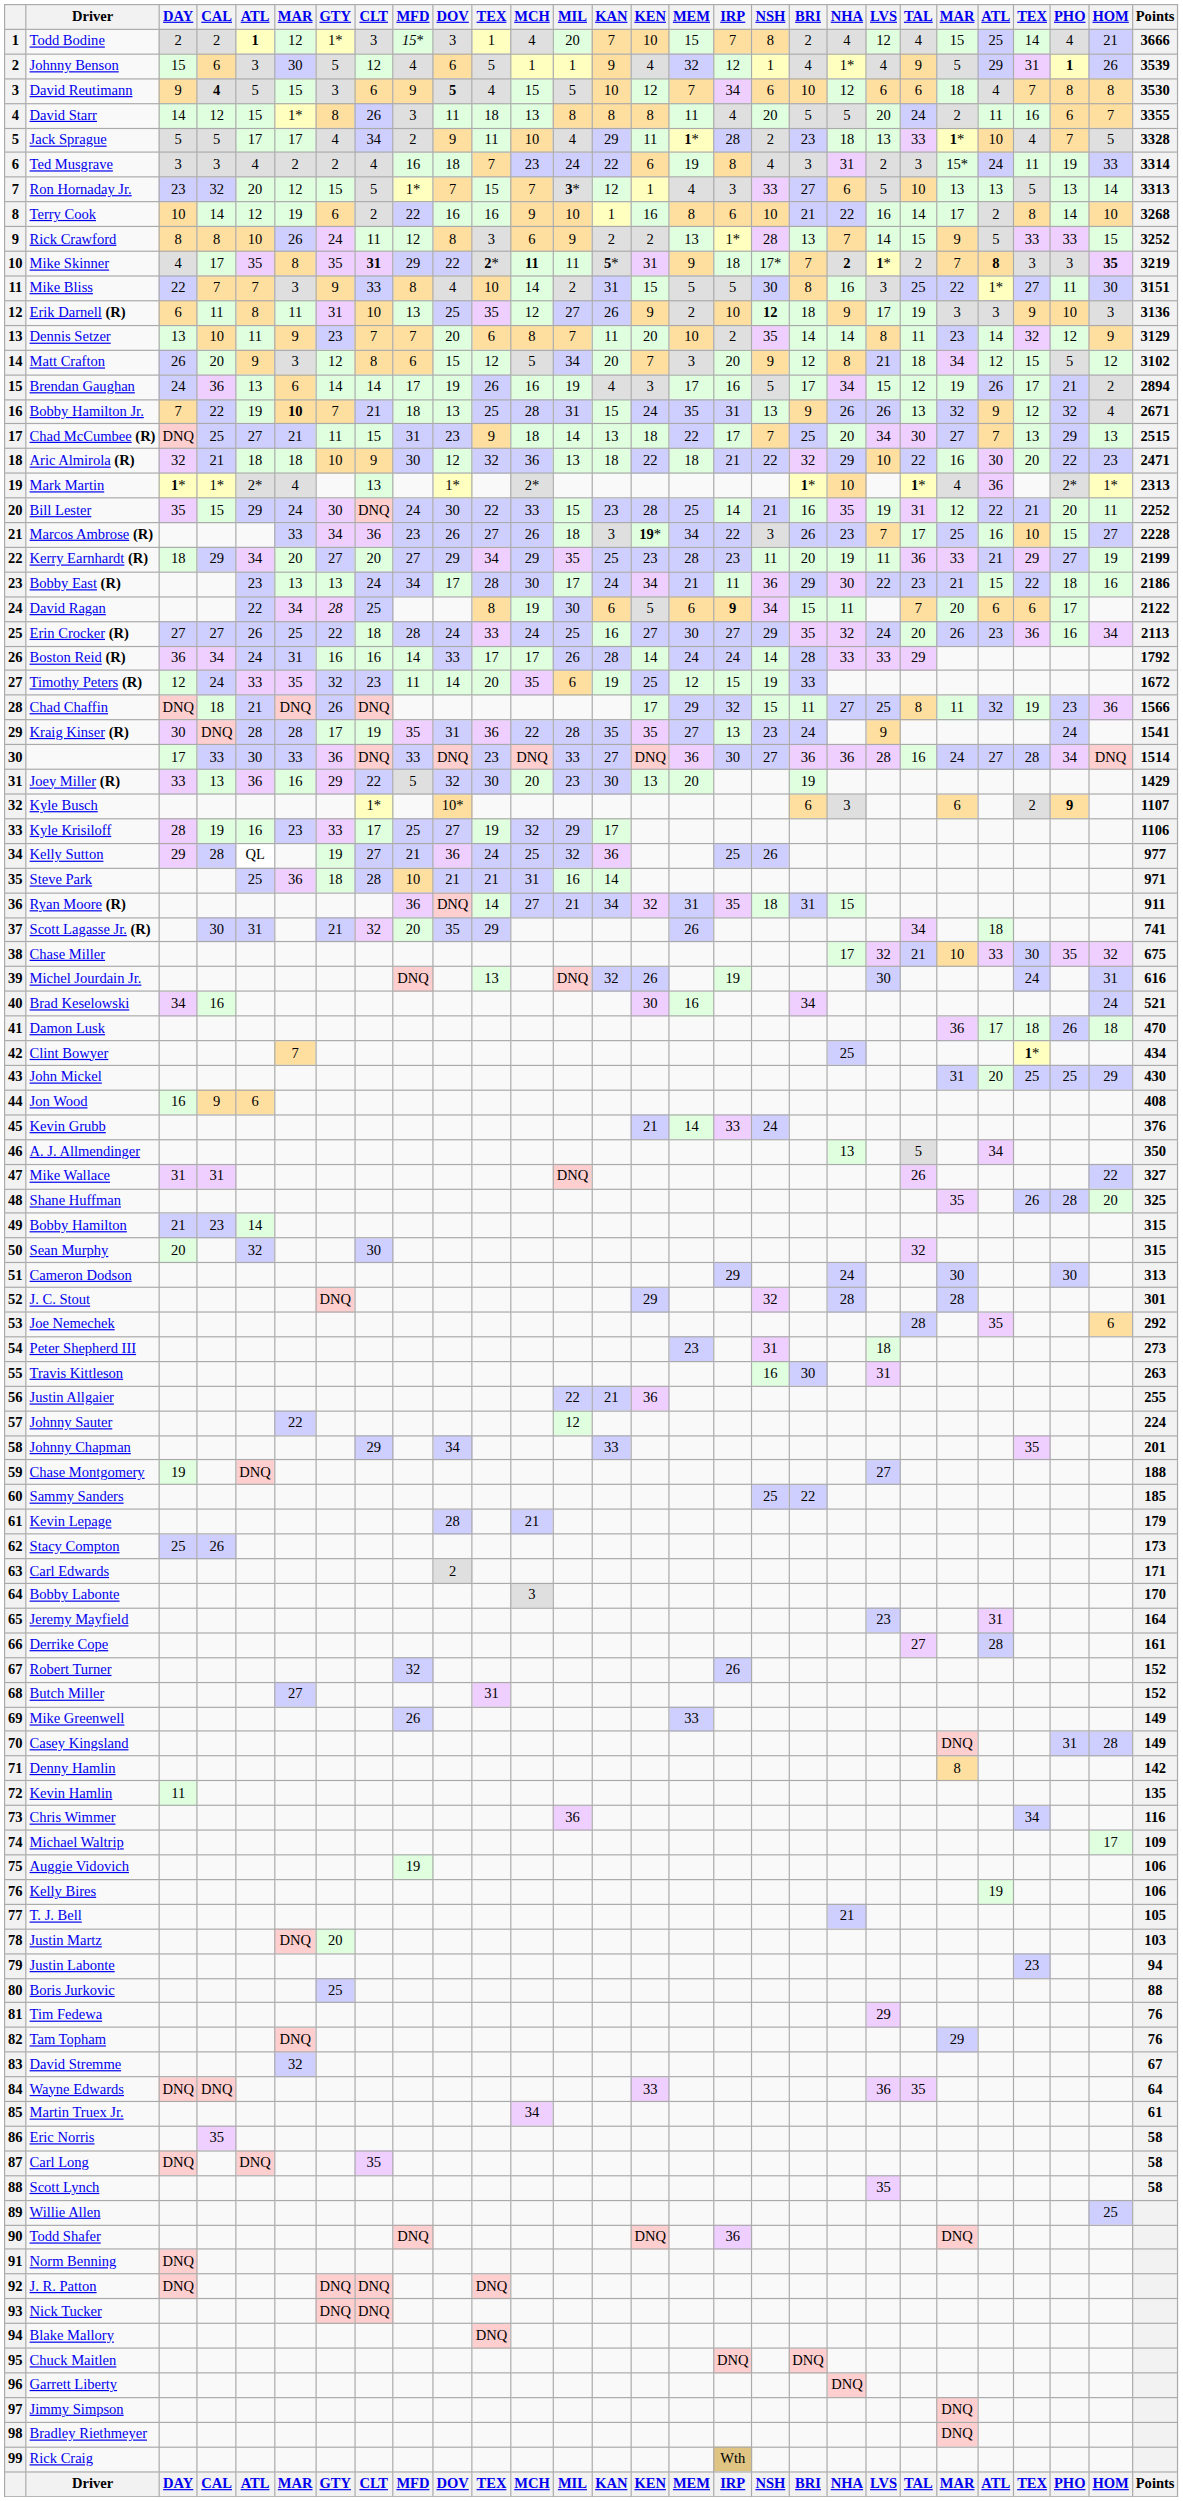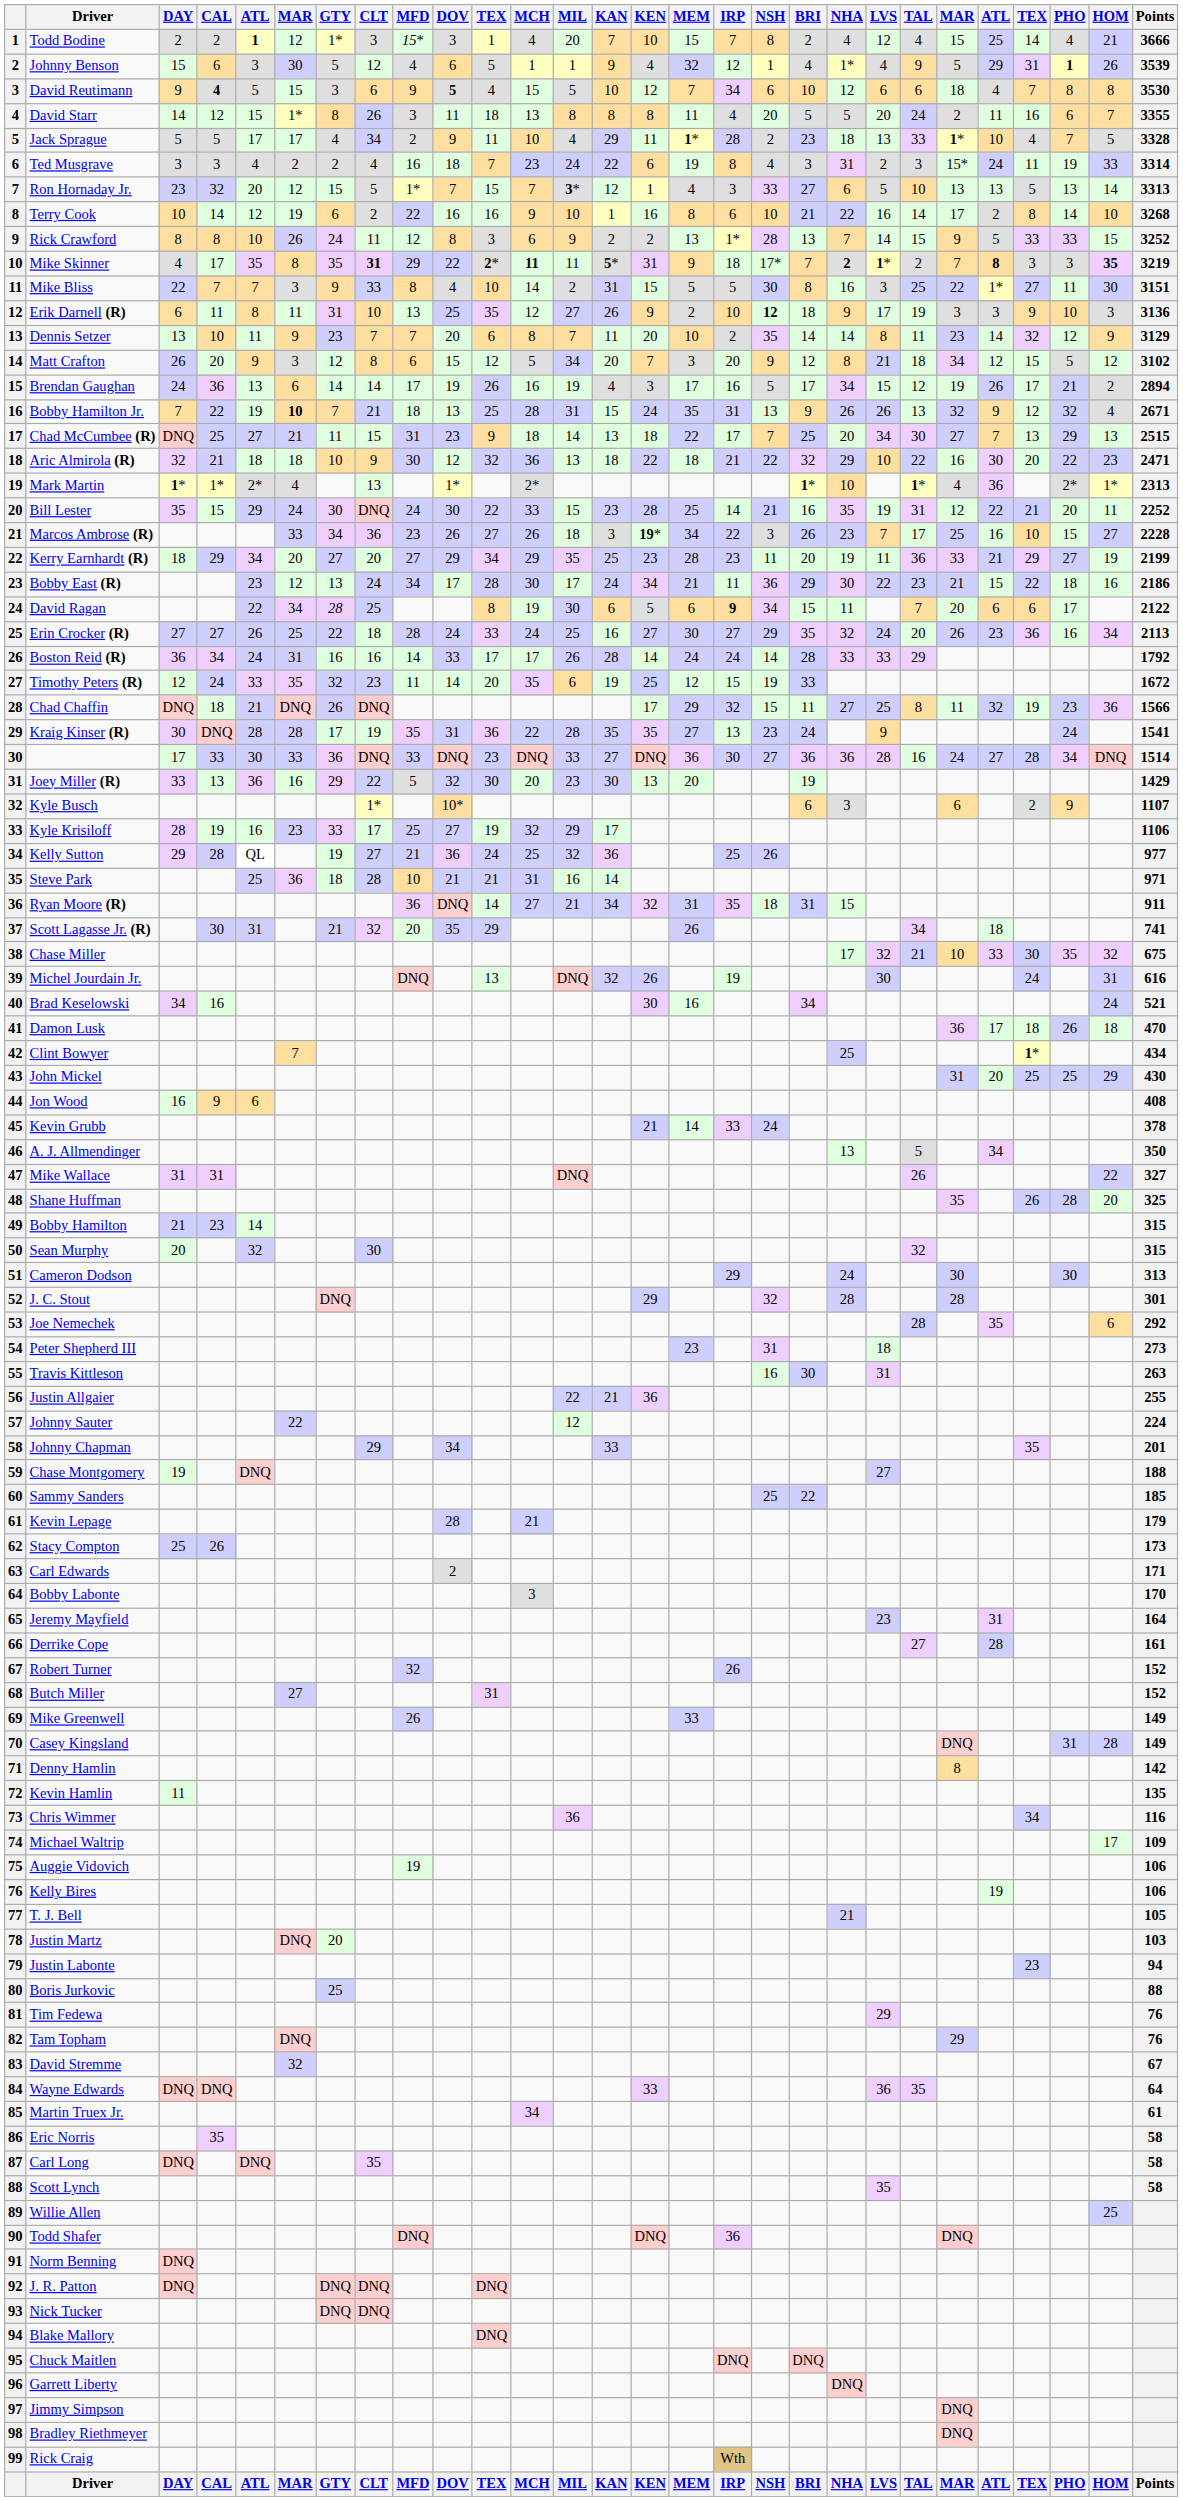(295, 584) 13 -> (295, 584) 12
(1070, 806) bold -> (1070, 806) normal
(1155, 1127) 376 -> (1155, 1127) 378
